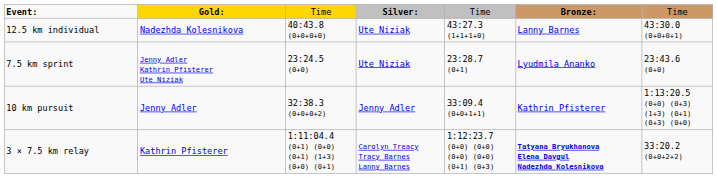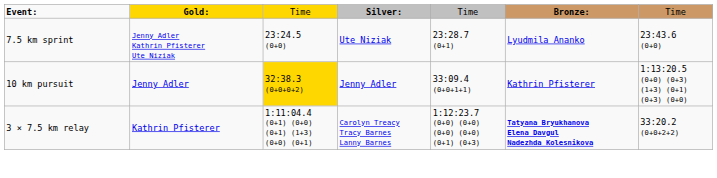- row: (53, 30)
(307, 108) no background -> (284, 84) gold background
